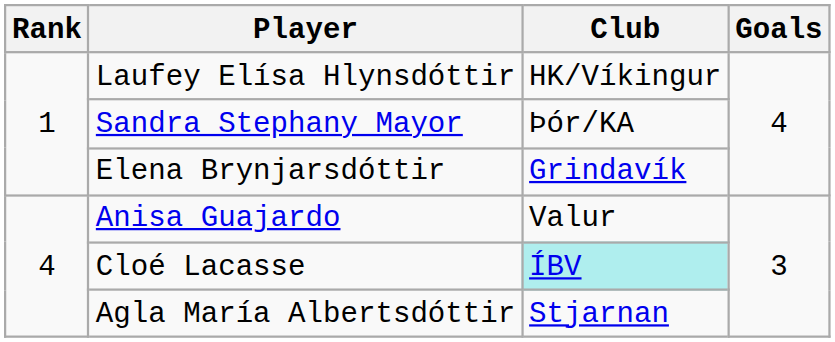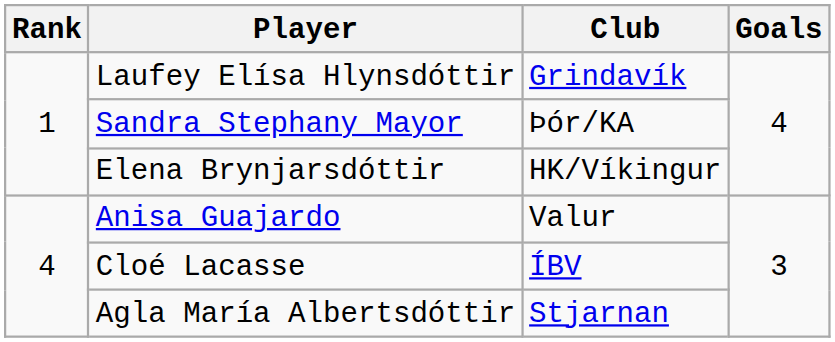(625, 76) HK/Víkingur -> (608, 76) Grindavík
(608, 171) Grindavík -> (625, 171) HK/Víkingur
(555, 266) paleturquoise background -> (555, 266) no background
